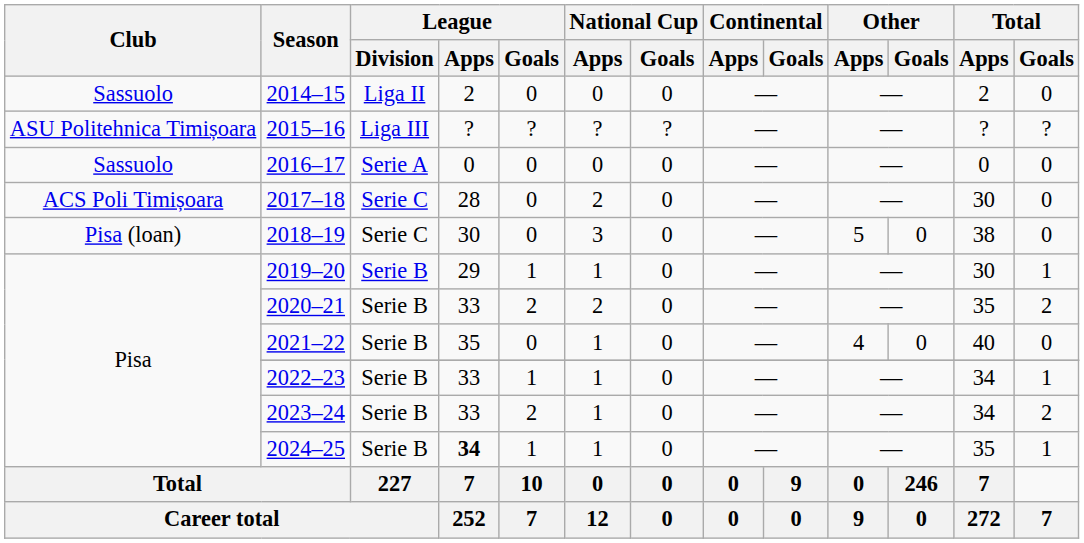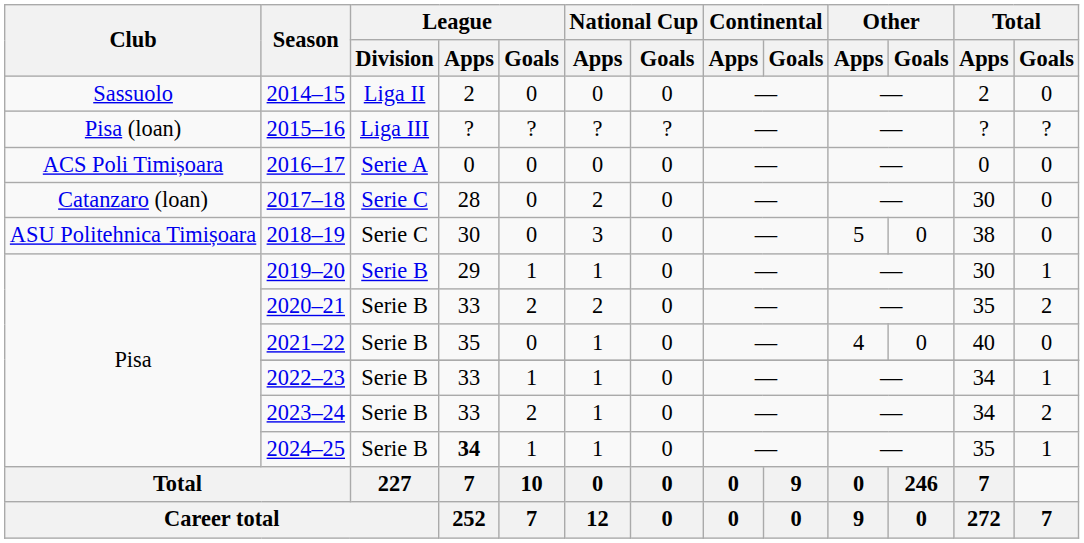(133, 128) ASU Politehnica Timișoara -> (133, 128) Pisa (loan)
(133, 164) Sassuolo -> (133, 164) ACS Poli Timișoara
(133, 199) ACS Poli Timișoara -> (133, 199) Catanzaro (loan)
(133, 235) Pisa (loan) -> (133, 235) ASU Politehnica Timișoara
